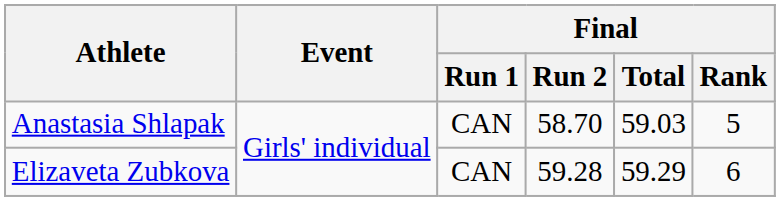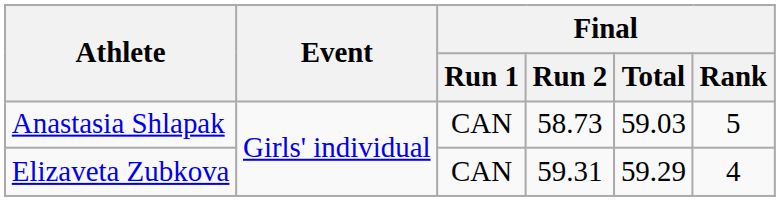(570, 124) 58.70 -> (570, 124) 58.73
(570, 171) 59.28 -> (570, 171) 59.31
(733, 171) 6 -> (733, 171) 4
